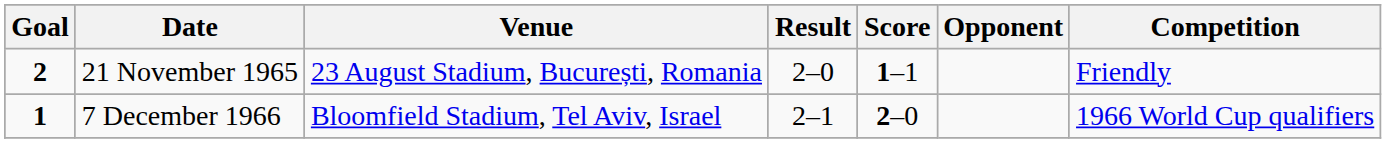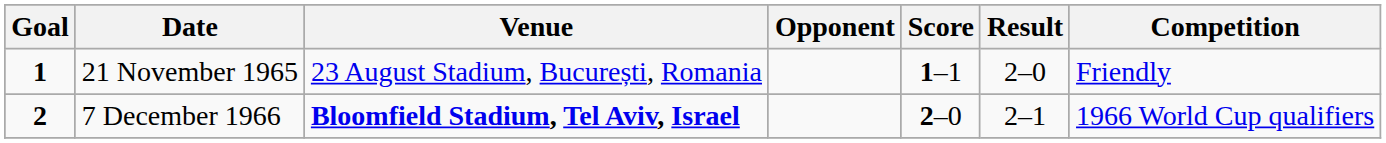columns swapped: (1003, 26) <-> (813, 26)
(40, 71) 2 -> (40, 71) 1
(40, 115) 1 -> (40, 115) 2
(516, 115) normal -> (525, 115) bold
